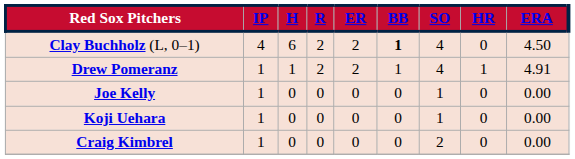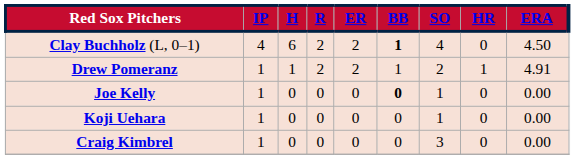(440, 69) 4 -> (440, 69) 2
(398, 93) normal -> (398, 93) bold
(440, 142) 2 -> (440, 142) 3
